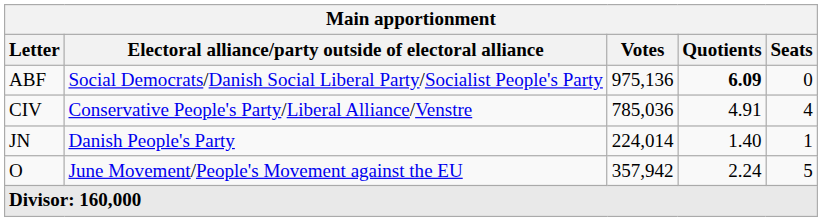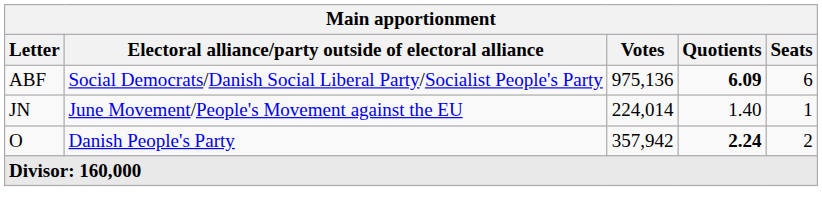(808, 79) 0 -> (808, 79) 6
- row: (25, 110)
(152, 140) Danish People's Party -> (266, 110) June Movement/People's Movement against the EU
(266, 170) June Movement/People's Movement against the EU -> (152, 140) Danish People's Party
(745, 170) normal -> (745, 140) bold
(808, 170) 5 -> (808, 140) 2
